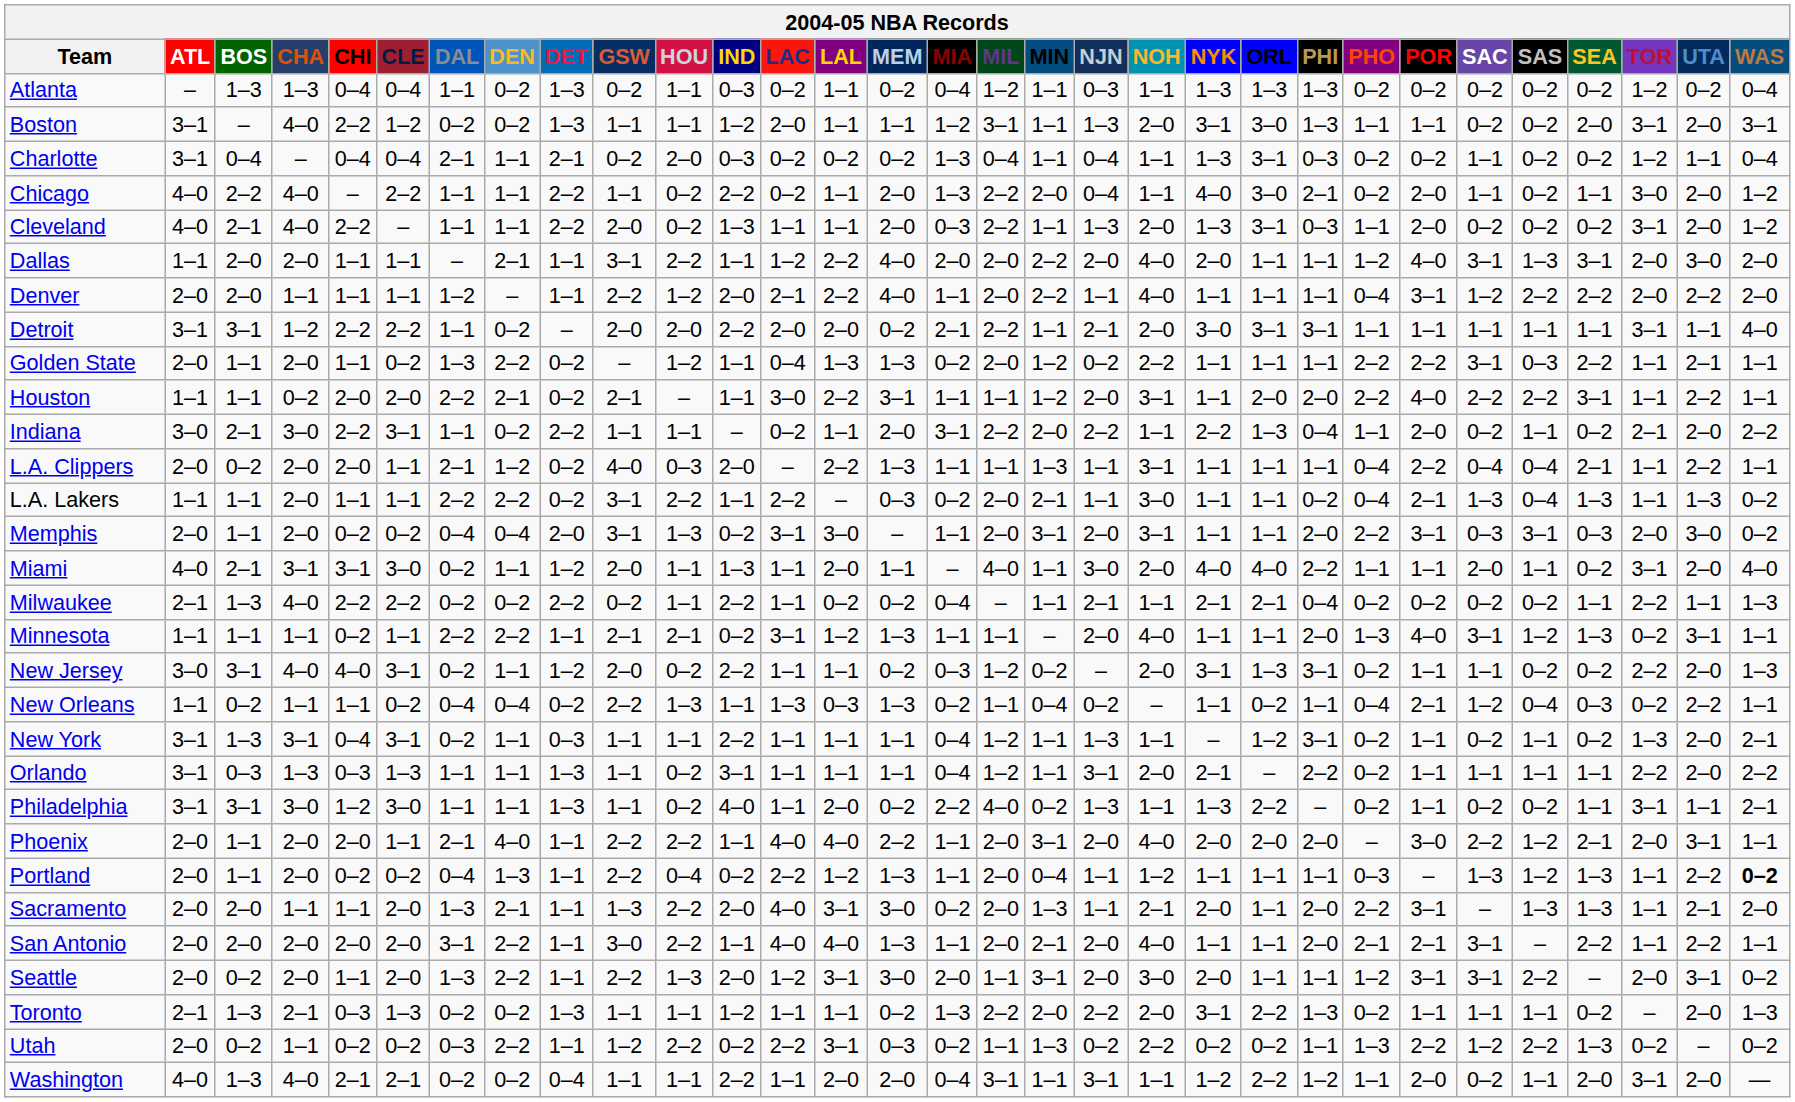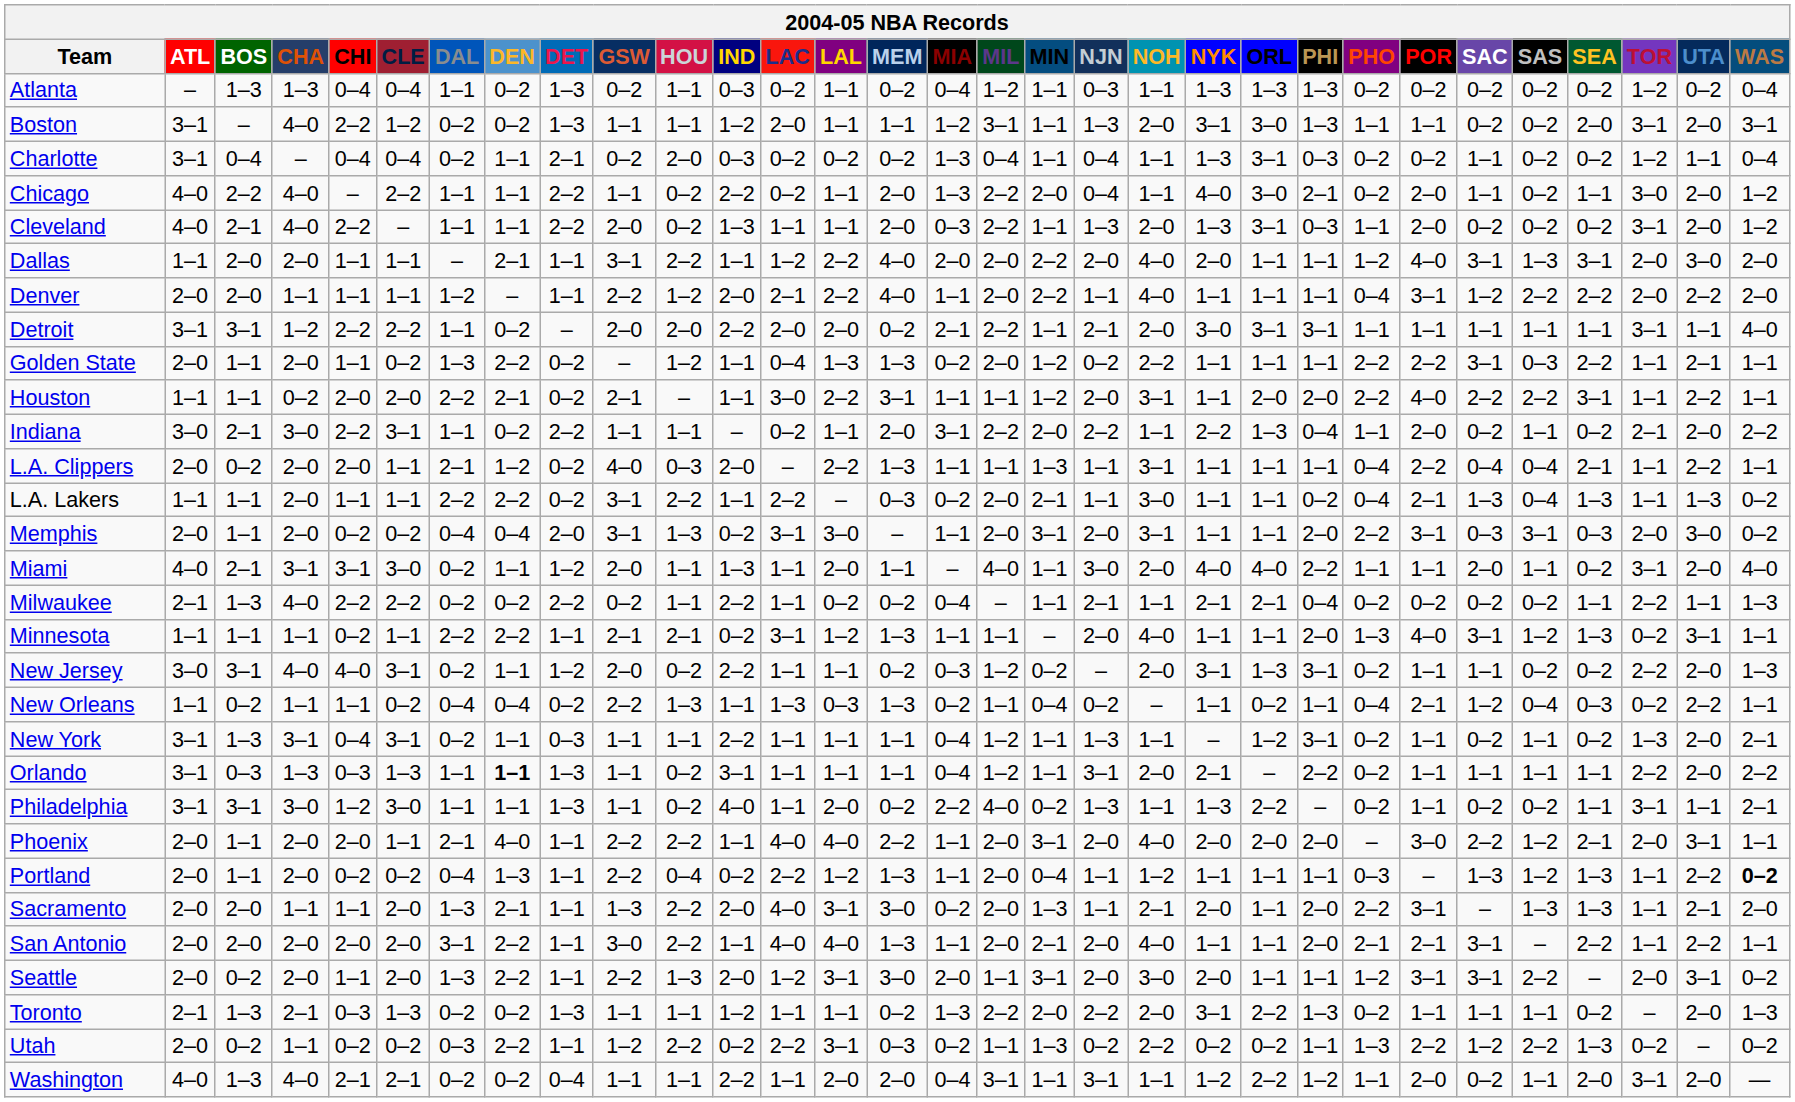(457, 159) 2–1 -> (457, 159) 0–2
(512, 773) normal -> (512, 773) bold
